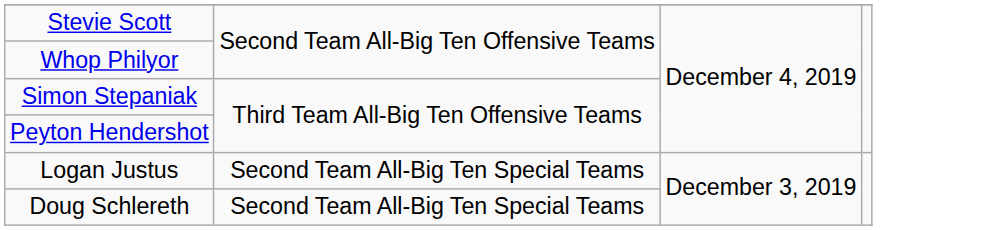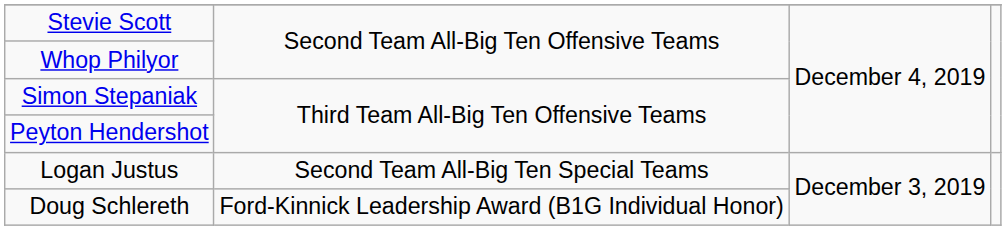(437, 206) Second Team All-Big Ten Special Teams -> (502, 206) Ford-Kinnick Leadership Award (B1G Individual Honor)
